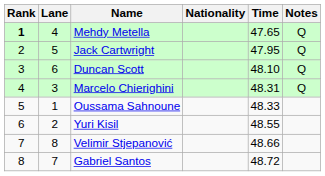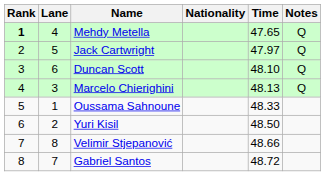(265, 50) 47.95 -> (265, 50) 47.97
(265, 87) 48.31 -> (265, 87) 48.13
(265, 124) 48.55 -> (265, 124) 48.50
